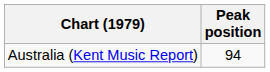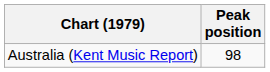(233, 55) 94 -> (233, 55) 98
